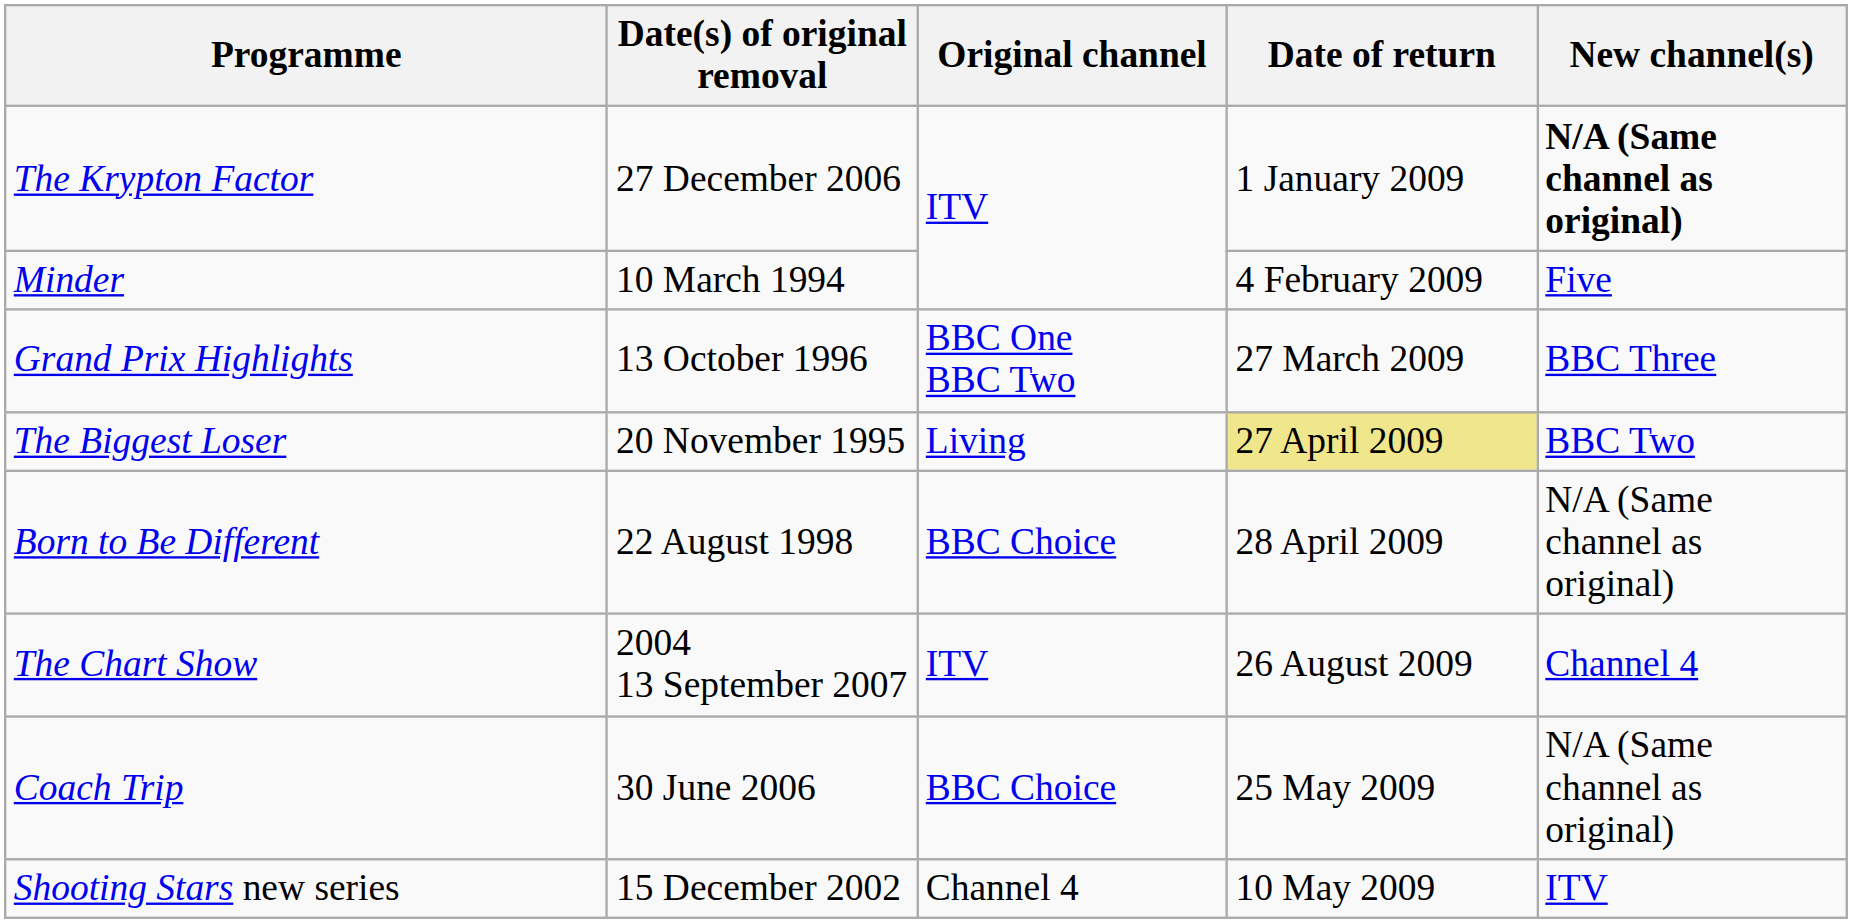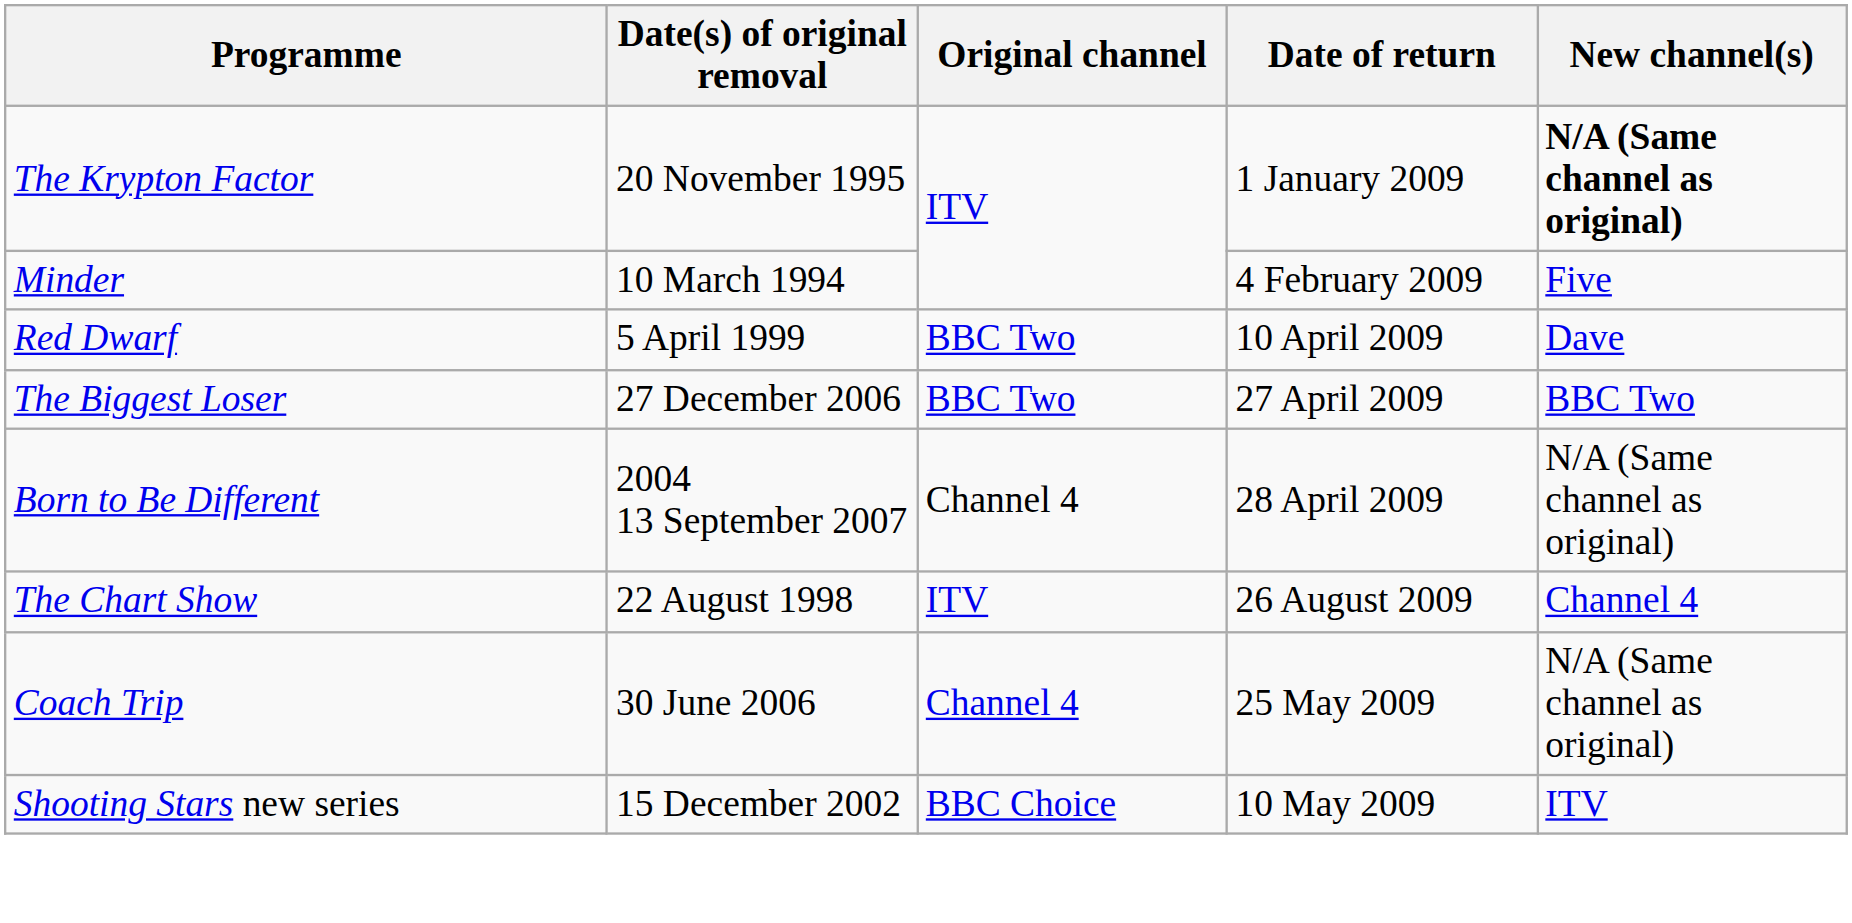(758, 177) 27 December 2006 -> (761, 177) 20 November 1995
- row: (183, 359)
+ row: (95, 338)
(761, 440) 20 November 1995 -> (758, 398) 27 December 2006
(976, 440) Living -> (1001, 398) BBC Two
(1340, 440) khaki background -> (1340, 398) no background
(735, 541) 22 August 1998 -> (762, 499) 2004 13 September 2007
(1021, 541) BBC Choice -> (1002, 499) Channel 4
(762, 664) 2004 13 September 2007 -> (735, 601) 22 August 1998
(1021, 786) BBC Choice -> (1002, 702) Channel 4
(1002, 888) Channel 4 -> (1021, 804) BBC Choice
